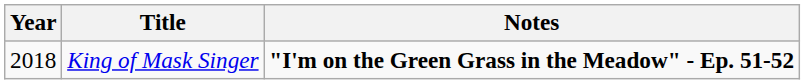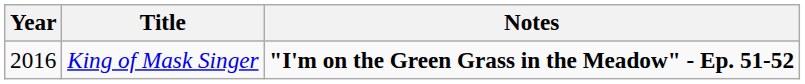(33, 59) 2018 -> (33, 59) 2016
